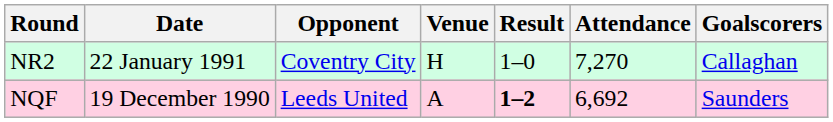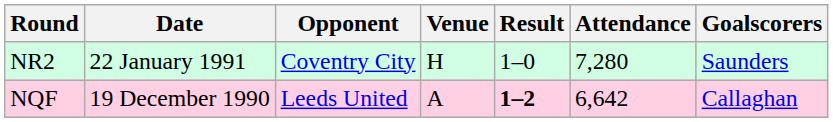(602, 60) 7,270 -> (602, 60) 7,280
(750, 60) Callaghan -> (745, 60) Saunders
(602, 98) 6,692 -> (602, 98) 6,642
(745, 98) Saunders -> (750, 98) Callaghan
